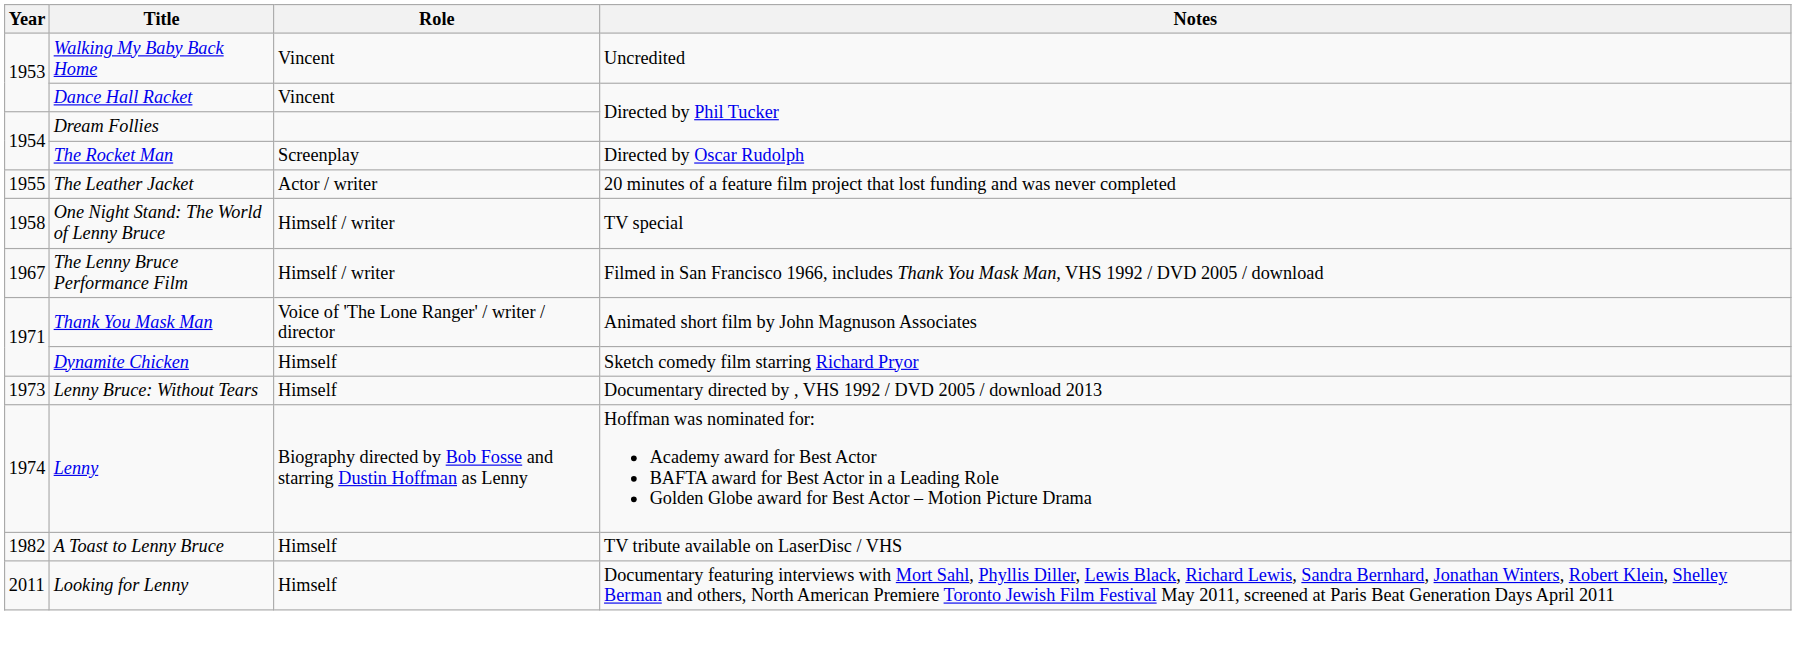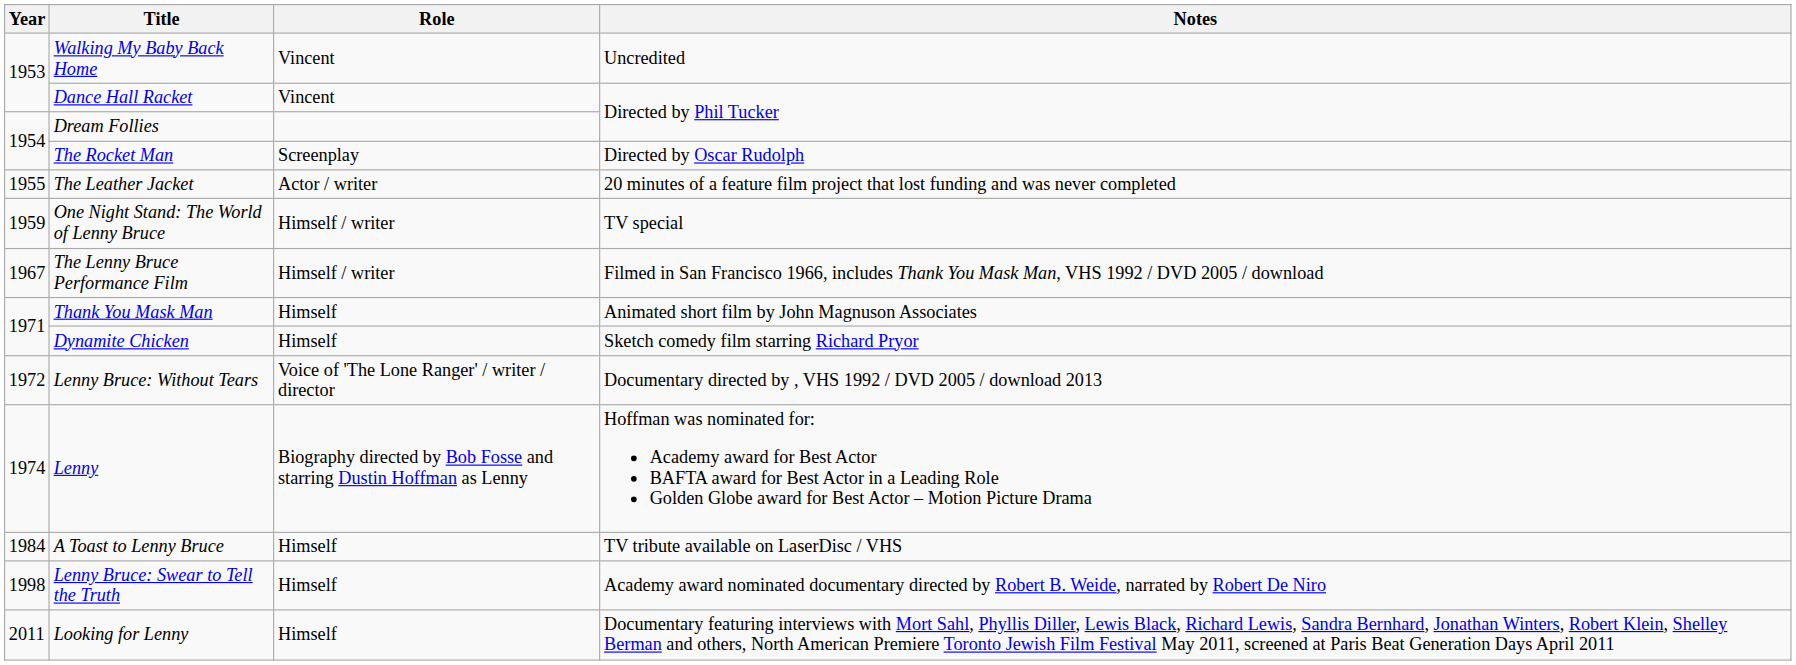(27, 223) 1958 -> (27, 223) 1959
(412, 322) Voice of 'The Lone Ranger' / writer / director -> (307, 311) Himself
(27, 390) 1973 -> (27, 380) 1972
(307, 390) Himself -> (412, 380) Voice of 'The Lone Ranger' / writer / director
(27, 546) 1982 -> (27, 546) 1984
+ row: (153, 585)
